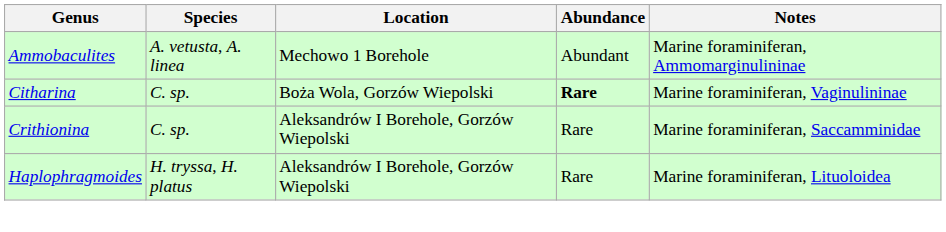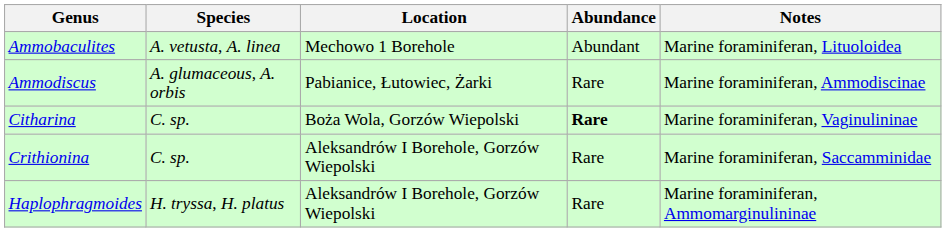(730, 55) Marine foraminiferan, Ammomarginulininae -> (783, 45) Marine foraminiferan, Lituoloidea
+ row: (52, 82)
(772, 176) Marine foraminiferan, Lituoloidea -> (741, 203) Marine foraminiferan, Ammomarginulininae
